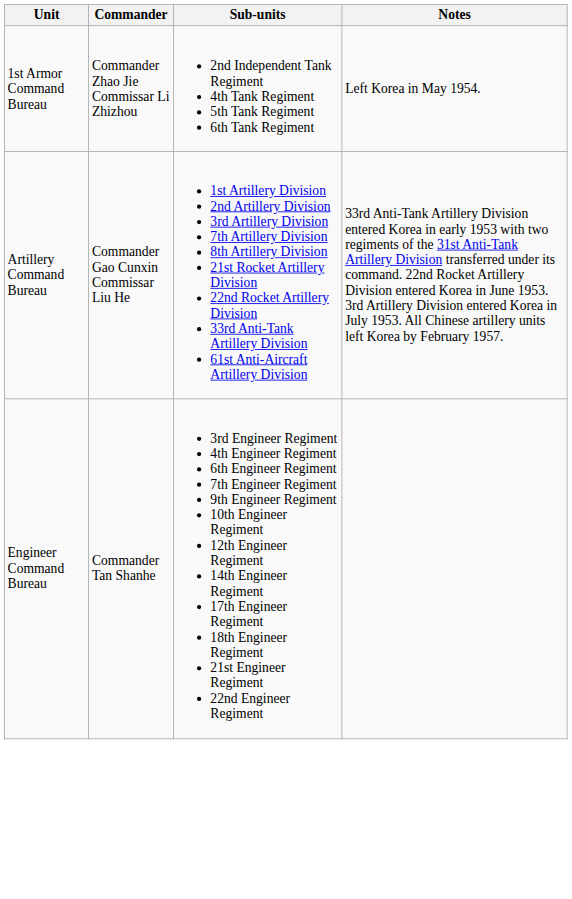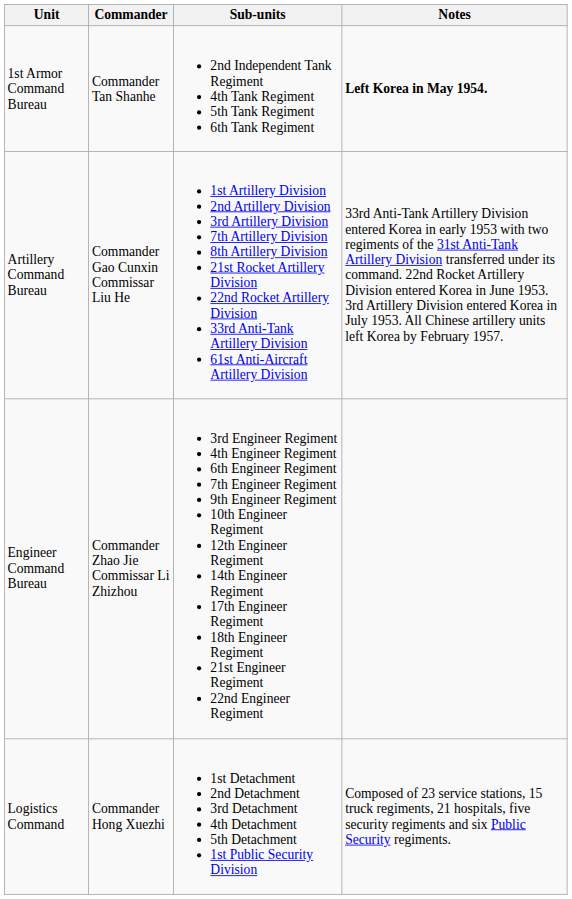(131, 88) Commander Zhao Jie Commissar Li Zhizhou -> (126, 88) Commander Tan Shanhe
(413, 88) normal -> (416, 88) bold
(126, 568) Commander Tan Shanhe -> (131, 568) Commander Zhao Jie Commissar Li Zhizhou
+ row: (36, 816)
